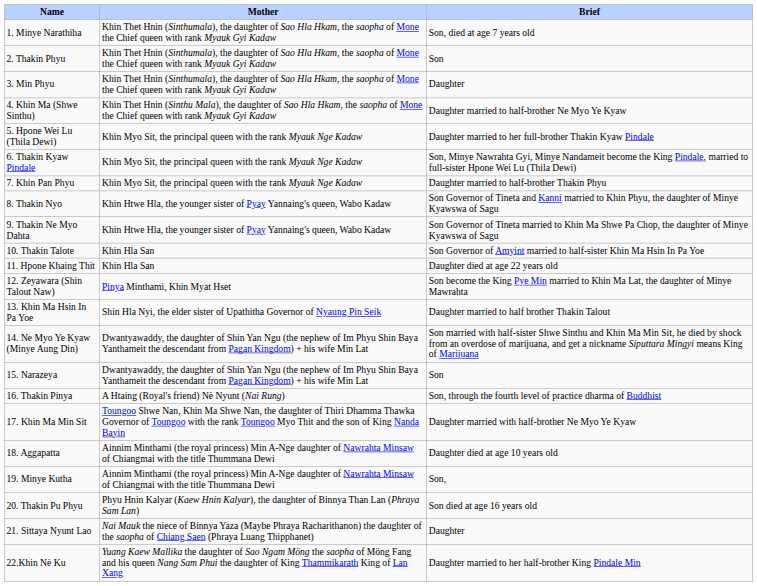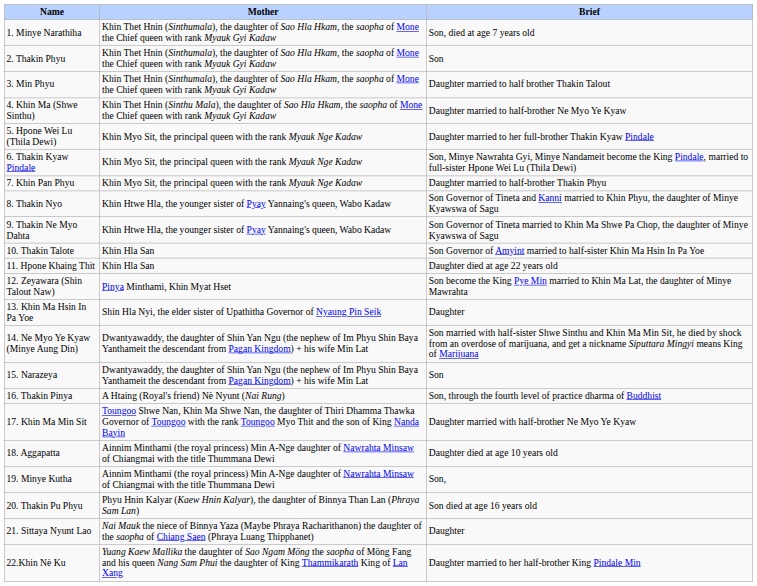(447, 84) Daughter -> (519, 84) Daughter married to half brother Thakin Talout
(519, 312) Daughter married to half brother Thakin Talout -> (447, 312) Daughter
